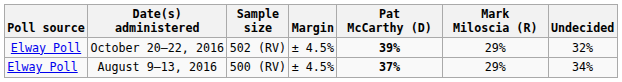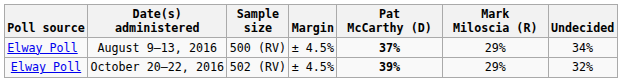rows swapped: (157, 48) <-> (157, 67)
